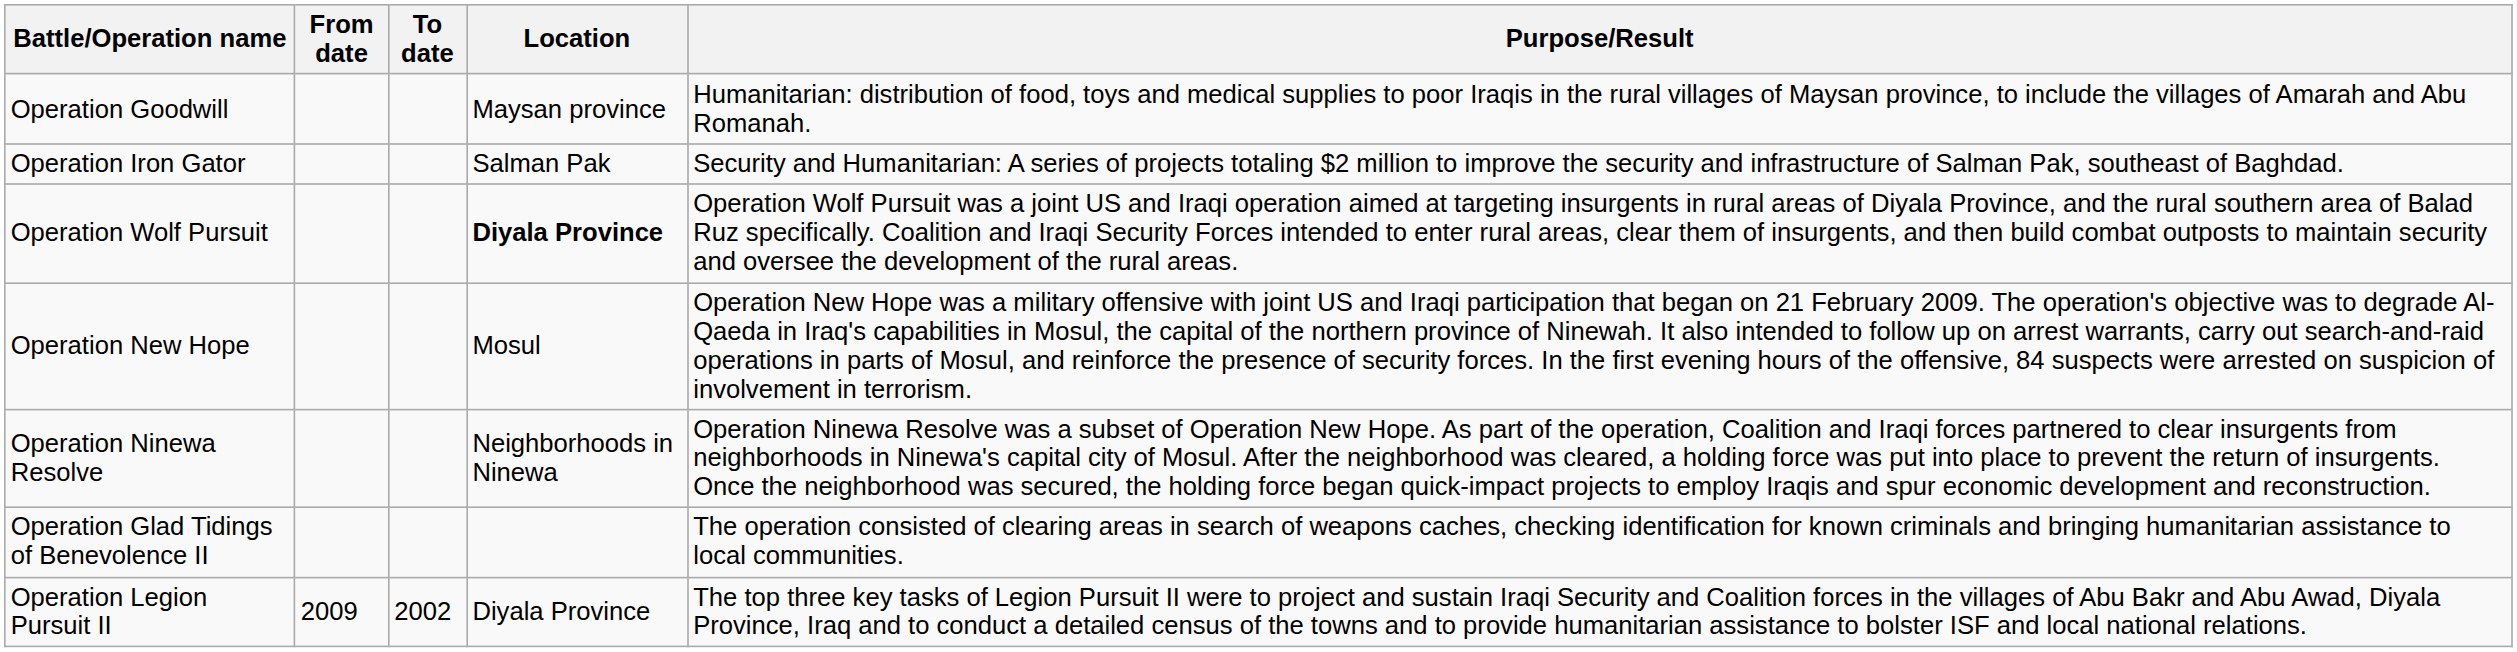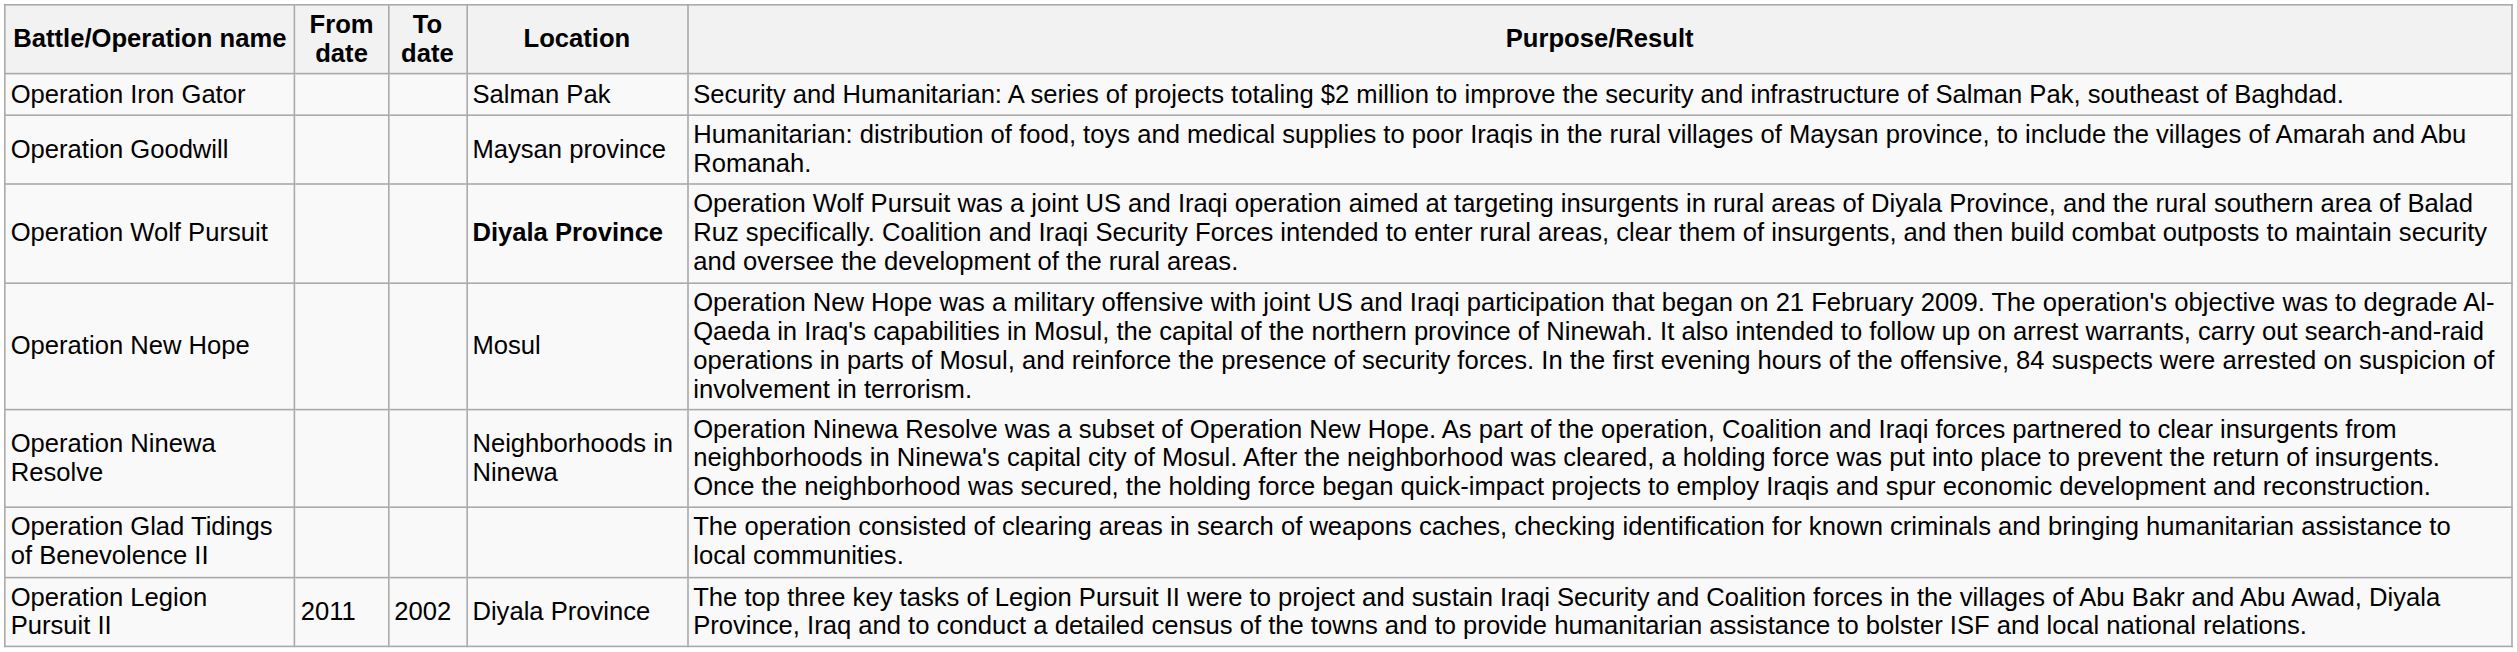rows swapped: (128, 163) <-> (120, 108)
(329, 611) 2009 -> (328, 611) 2011
